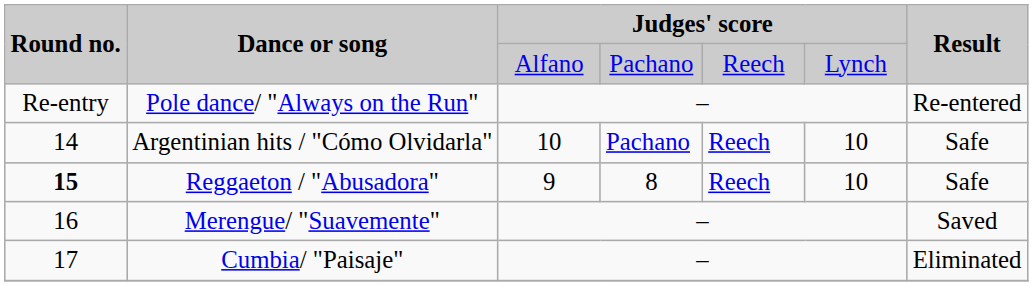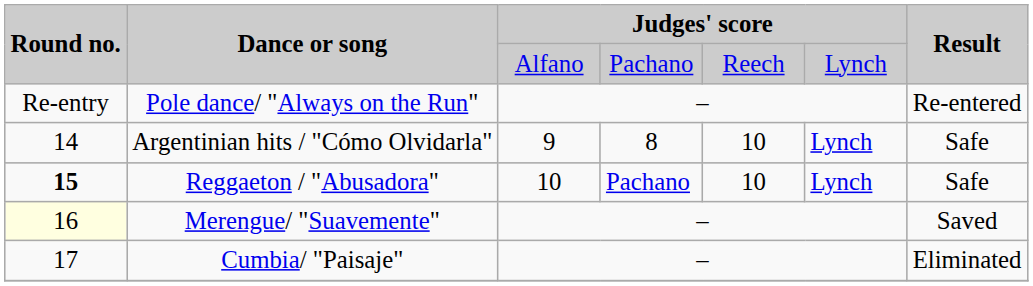(549, 142) 10 -> (549, 142) 9
(648, 142) Pachano -> (651, 142) 8
(739, 142) Reech -> (754, 142) 10
(856, 142) 10 -> (841, 142) Lynch
(549, 181) 9 -> (549, 181) 10
(651, 181) 8 -> (648, 181) Pachano
(739, 181) Reech -> (754, 181) 10
(856, 181) 10 -> (841, 181) Lynch
(66, 220) no background -> (66, 220) lightyellow background
